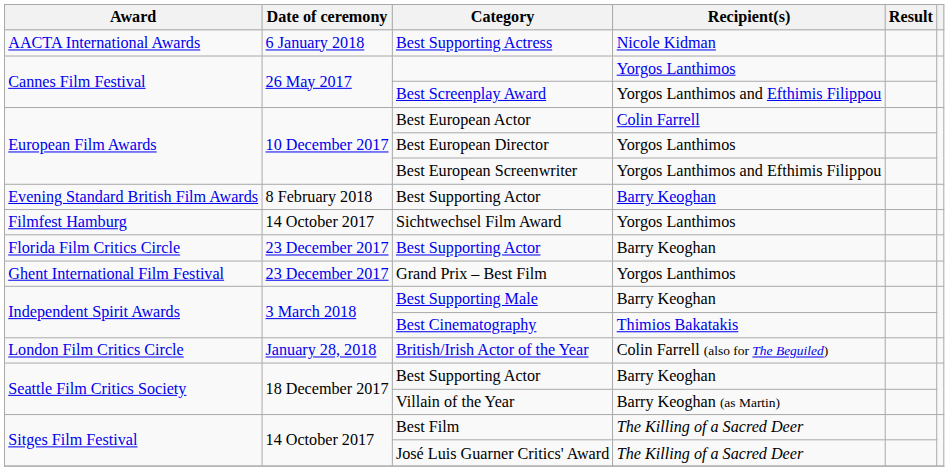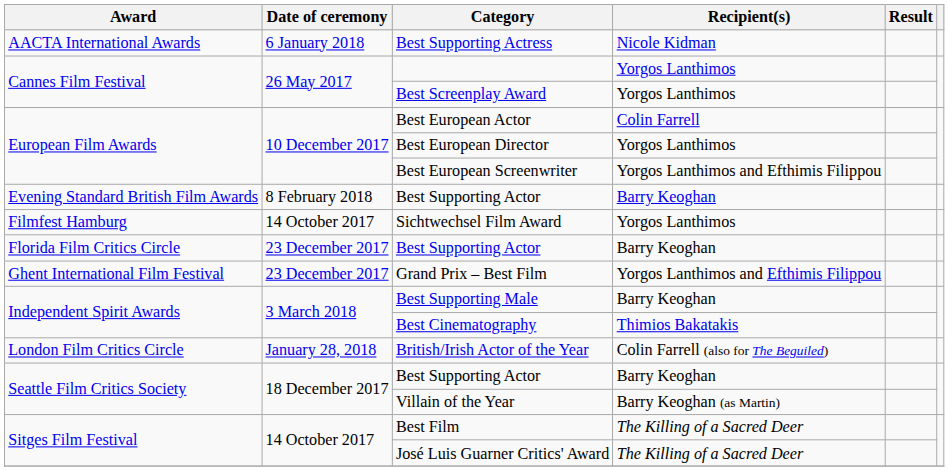(749, 94) Yorgos Lanthimos and Efthimis Filippou -> (676, 94) Yorgos Lanthimos
(676, 273) Yorgos Lanthimos -> (749, 273) Yorgos Lanthimos and Efthimis Filippou
